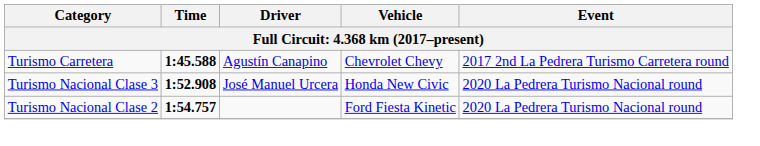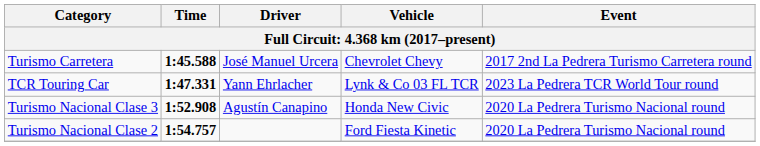(275, 61) Agustín Canapino -> (280, 61) José Manuel Urcera
+ row: (58, 84)
(280, 84) José Manuel Urcera -> (275, 107) Agustín Canapino
